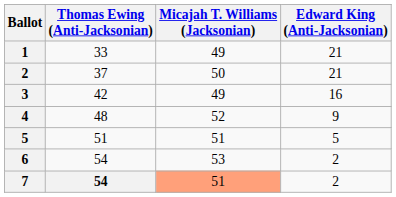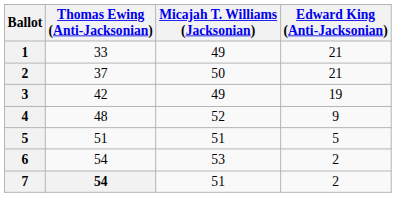(336, 95) 16 -> (336, 95) 19
(218, 181) lightsalmon background -> (218, 181) no background
